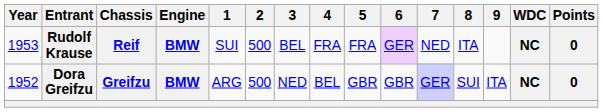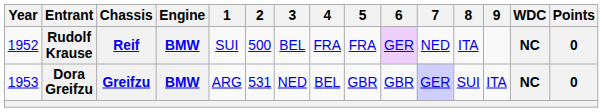(23, 45) 1953 -> (23, 45) 1952
(23, 83) 1952 -> (23, 83) 1953
(260, 83) 500 -> (260, 83) 531
